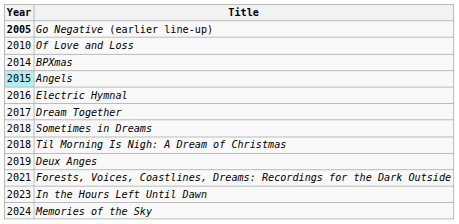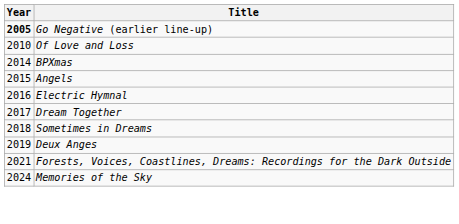(19, 79) paleturquoise background -> (19, 79) no background
- row: (161, 145)
- row: (122, 194)
